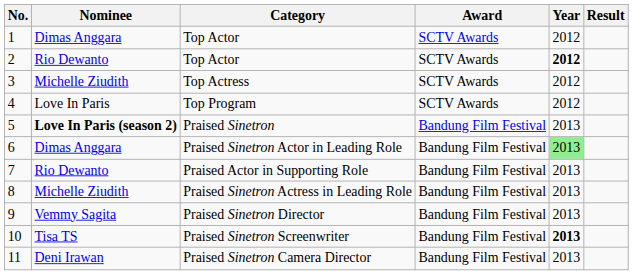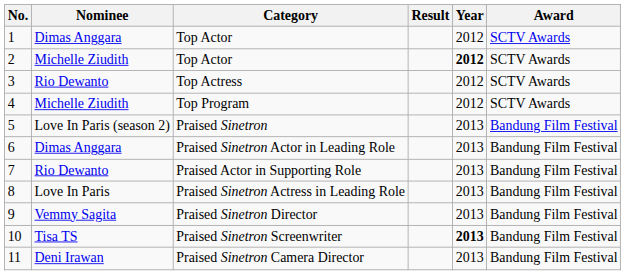columns swapped: (482, 15) <-> (606, 15)
(71, 59) Rio Dewanto -> (82, 59) Michelle Ziudith
(82, 81) Michelle Ziudith -> (71, 81) Rio Dewanto
(72, 103) Love In Paris -> (82, 103) Michelle Ziudith
(106, 125) bold -> (102, 125) normal
(566, 147) lightgreen background -> (470, 147) no background
(82, 192) Michelle Ziudith -> (72, 192) Love In Paris
